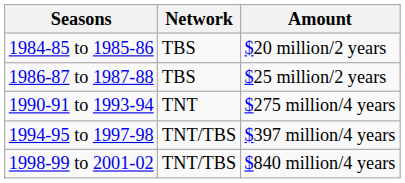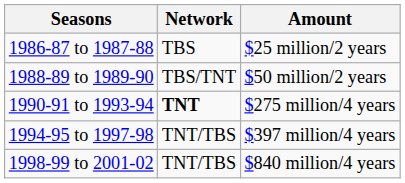- row: (81, 47)
+ row: (81, 76)
(180, 105) normal -> (181, 105) bold
